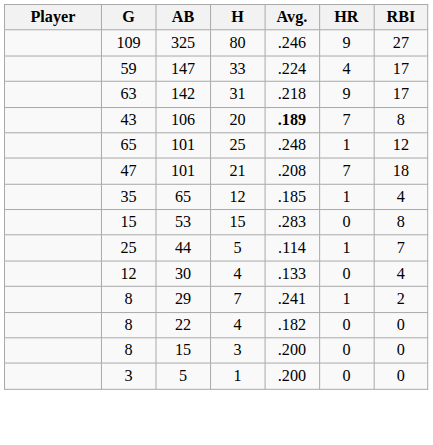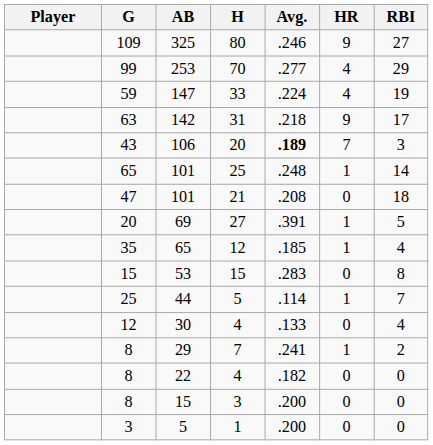+ row: (183, 68)
(401, 68) 17 -> (401, 94) 19
(401, 119) 8 -> (401, 145) 3
(401, 145) 12 -> (401, 171) 14
(346, 171) 7 -> (346, 196) 0
+ row: (183, 222)
